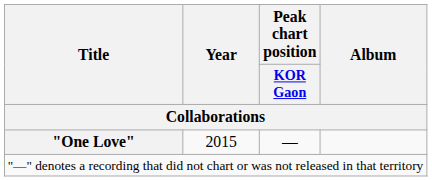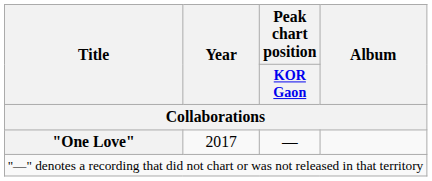(221, 141) 2015 -> (221, 141) 2017
